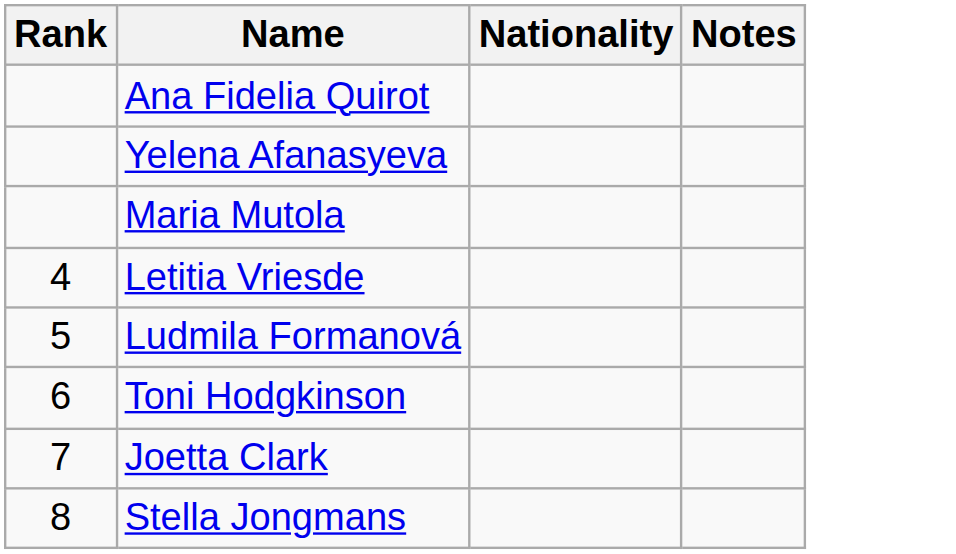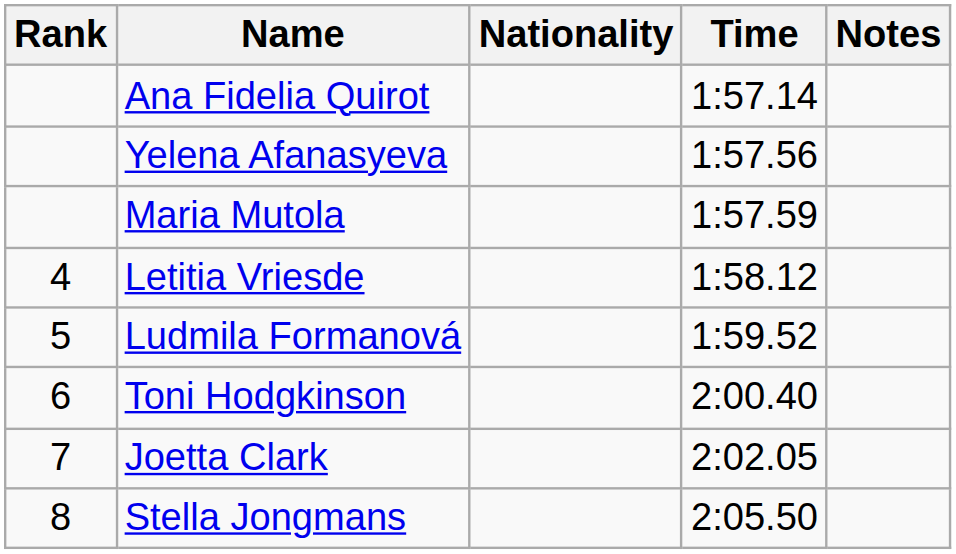+ column: (754, 34)
